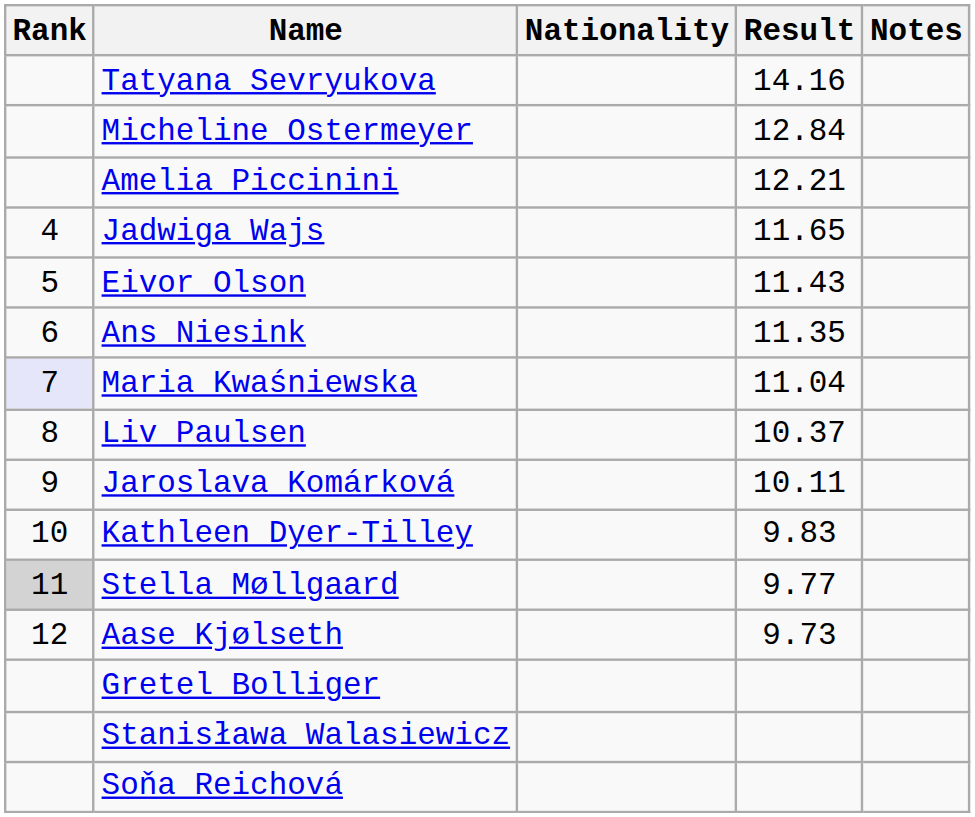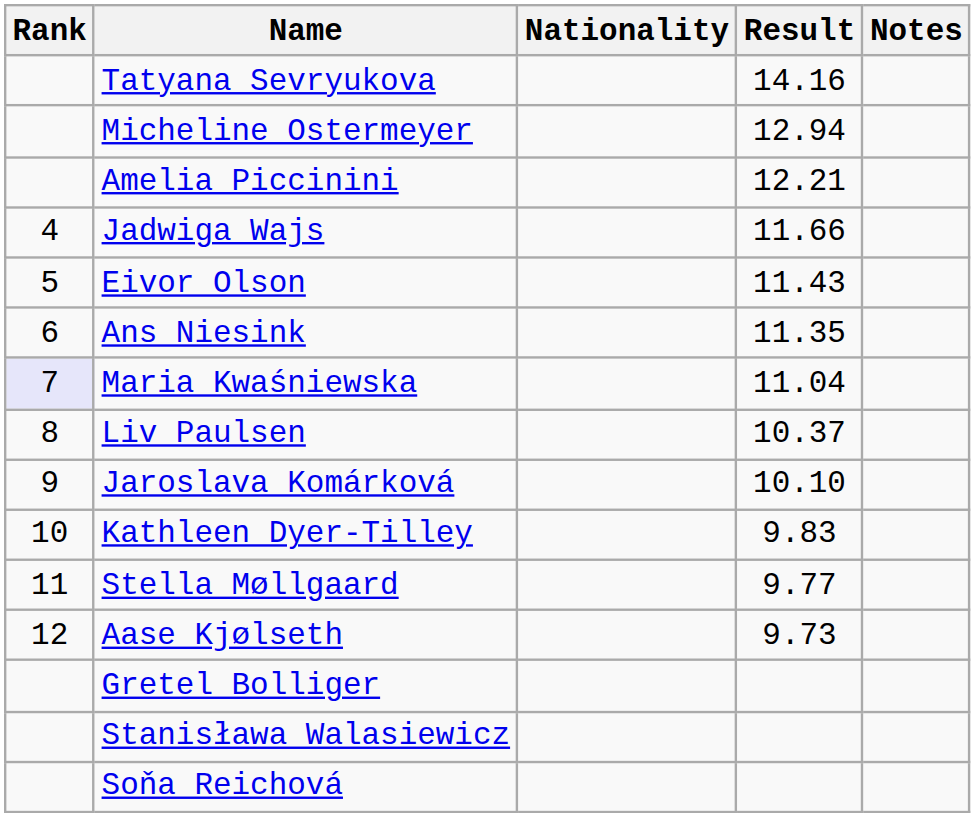(799, 131) 12.84 -> (799, 131) 12.94
(799, 232) 11.65 -> (799, 232) 11.66
(799, 484) 10.11 -> (799, 484) 10.10
(50, 585) lightgrey background -> (50, 585) no background
